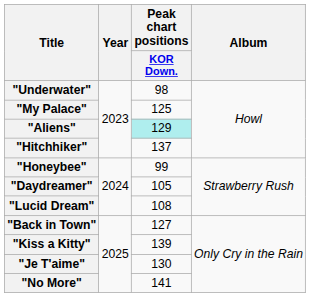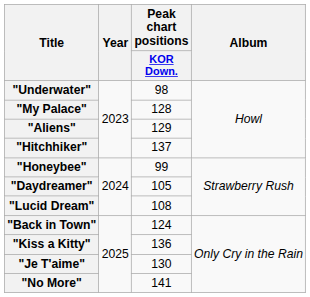(161, 109) 125 -> (161, 109) 128
(161, 128) paleturquoise background -> (161, 128) no background
(161, 225) 127 -> (161, 225) 124
(161, 244) 139 -> (161, 244) 136
